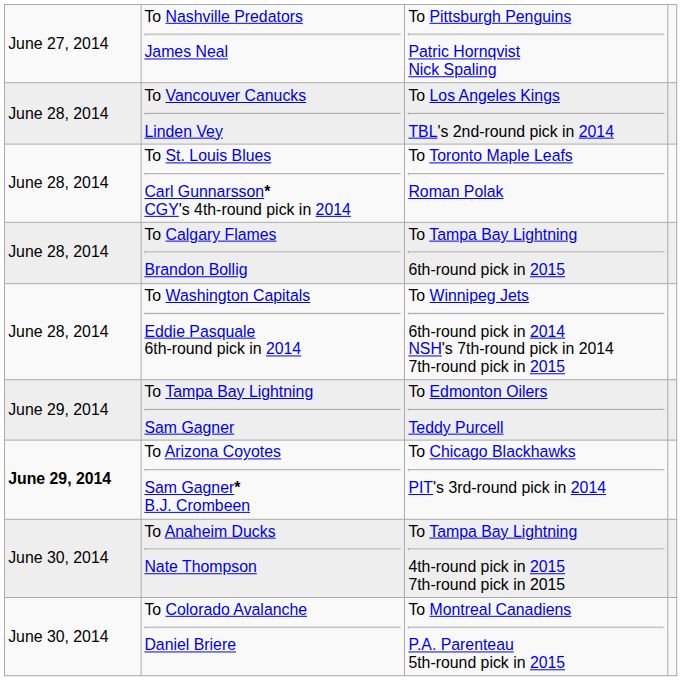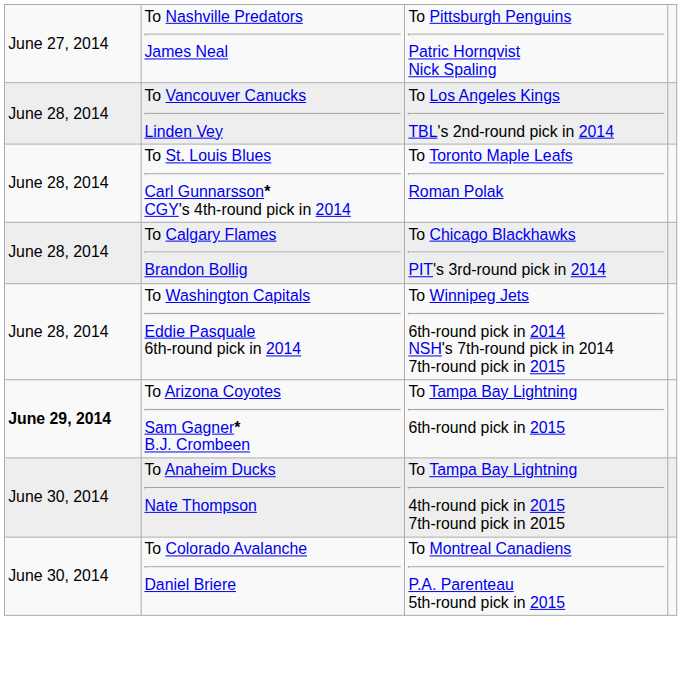(536, 252) To Tampa Bay Lightning 6th-round pick in 2015 -> (536, 252) To Chicago Blackhawks PIT's 3rd-round pick in 2014
- row: (273, 409)
(536, 470) To Chicago Blackhawks PIT's 3rd-round pick in 2014 -> (536, 409) To Tampa Bay Lightning 6th-round pick in 2015
